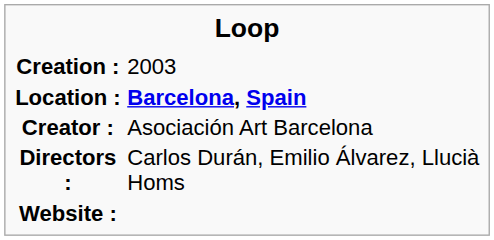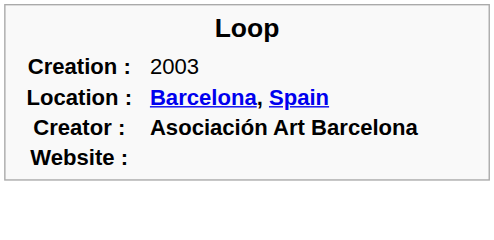(250, 128) normal -> (284, 128) bold
- row: (68, 171)
